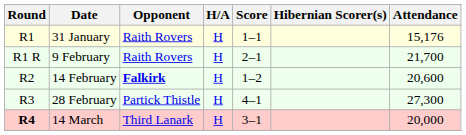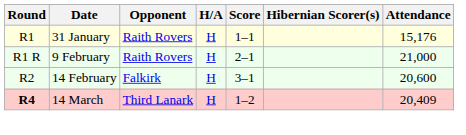(425, 57) 21,700 -> (418, 57) 21,000
(144, 78) bold -> (142, 78) normal
(252, 78) 1–2 -> (245, 78) 3–1
- row: (84, 99)
(252, 120) 3–1 -> (245, 99) 1–2
(425, 120) 20,000 -> (418, 99) 20,409
